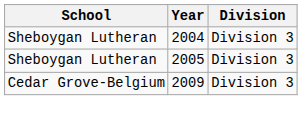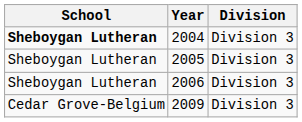(82, 38) normal -> (82, 38) bold
+ row: (188, 83)
